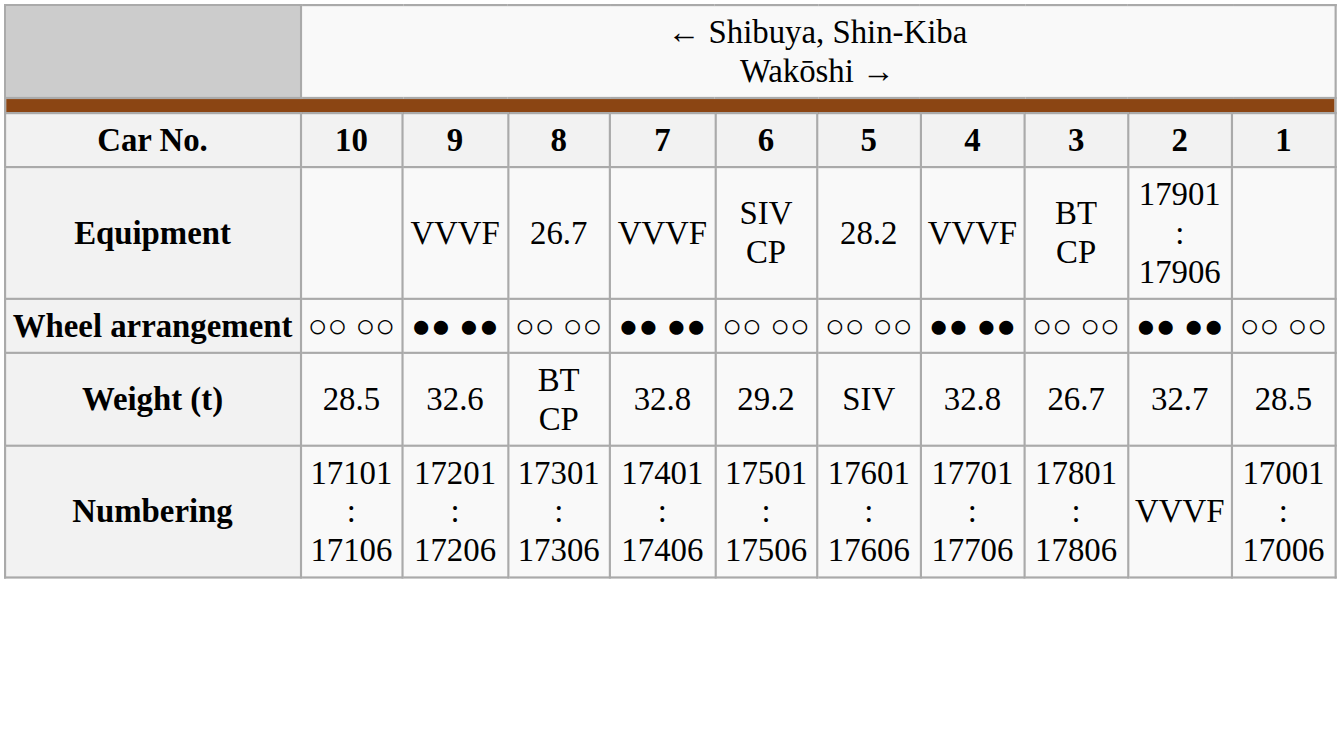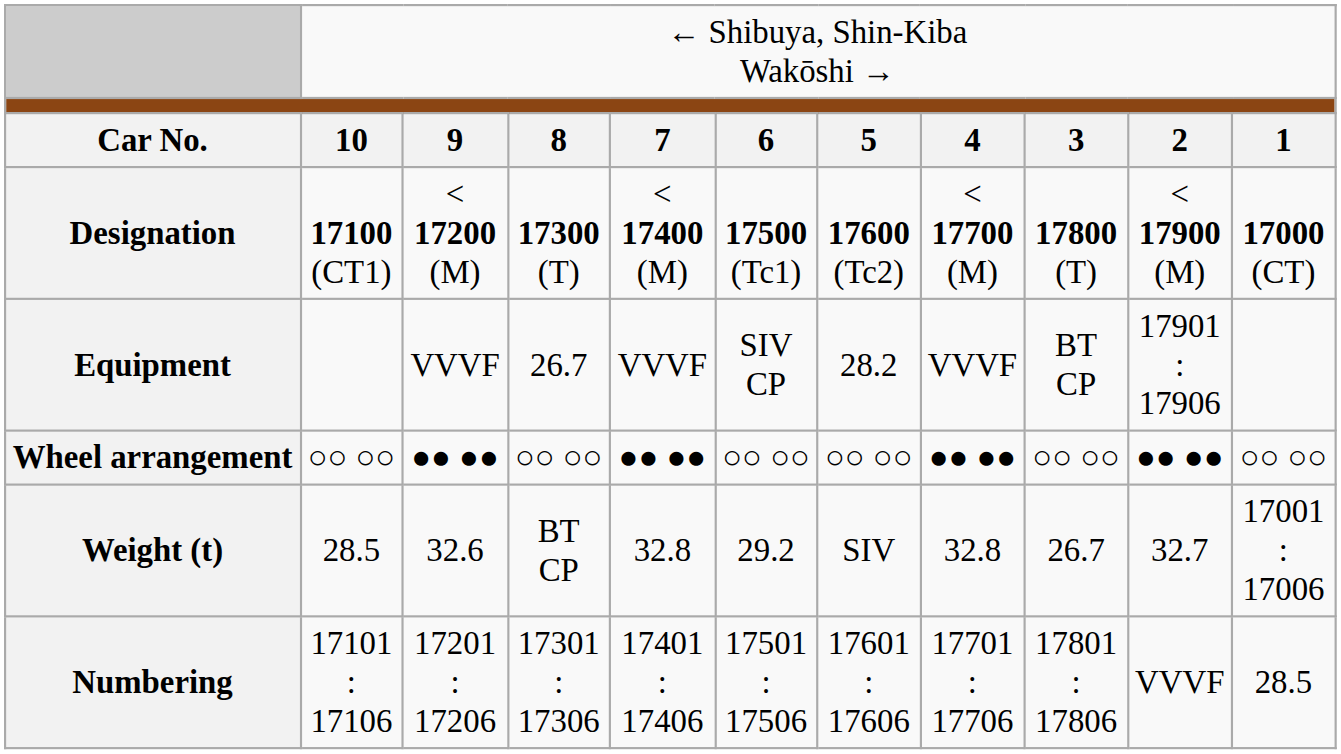+ row: (153, 232)
(1283, 399) 28.5 -> (1283, 550) 17001 : 17006
(1283, 511) 17001 : 17006 -> (1283, 682) 28.5
